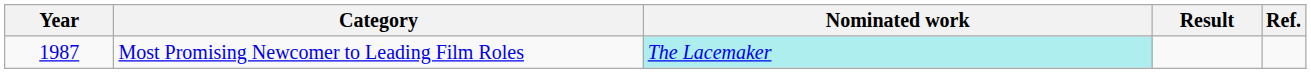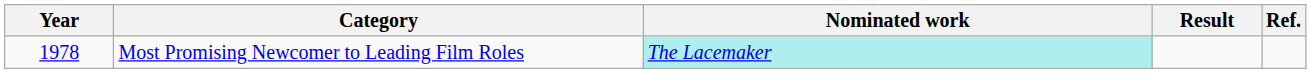(59, 52) 1987 -> (59, 52) 1978
